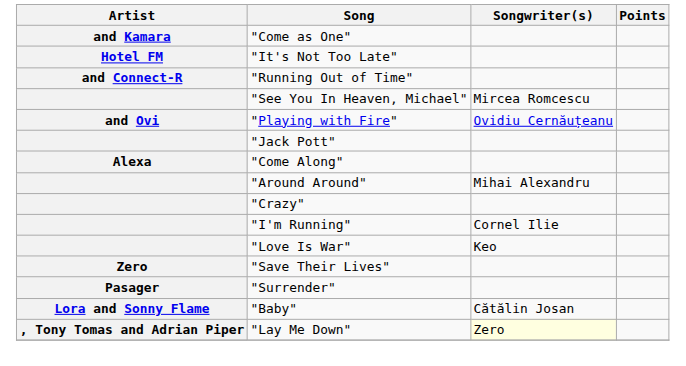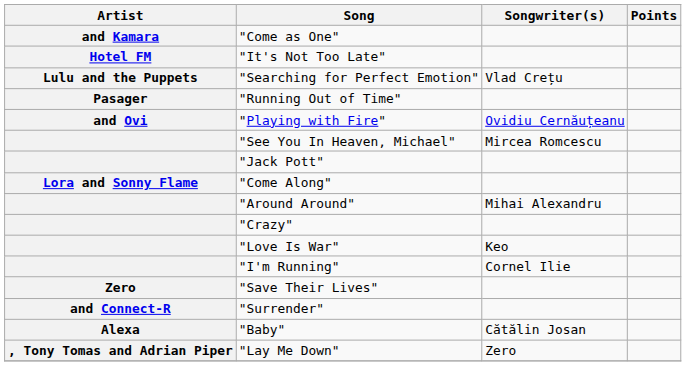+ row: (359, 78)
(132, 78) and Connect-R -> (120, 99) Pasager
rows swapped: (359, 99) <-> (324, 120)
(132, 162) Alexa -> (120, 183) Lora and Sonny Flame
rows swapped: (301, 246) <-> (301, 225)
(132, 288) Pasager -> (120, 309) and Connect-R
(132, 309) Lora and Sonny Flame -> (120, 330) Alexa
(489, 330) lightyellow background -> (501, 351) no background
